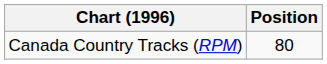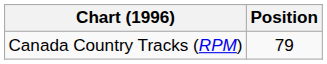(284, 45) 80 -> (284, 45) 79
